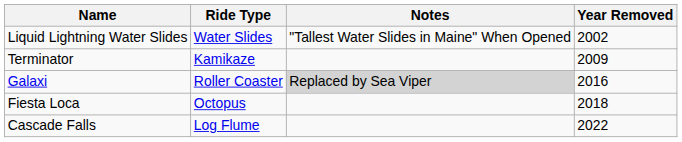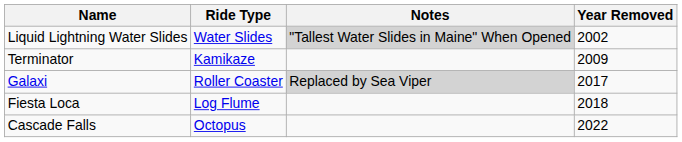(430, 37) no background -> (430, 37) lightgrey background
(593, 81) 2016 -> (593, 81) 2017
(220, 103) Octopus -> (227, 103) Log Flume
(227, 125) Log Flume -> (220, 125) Octopus
